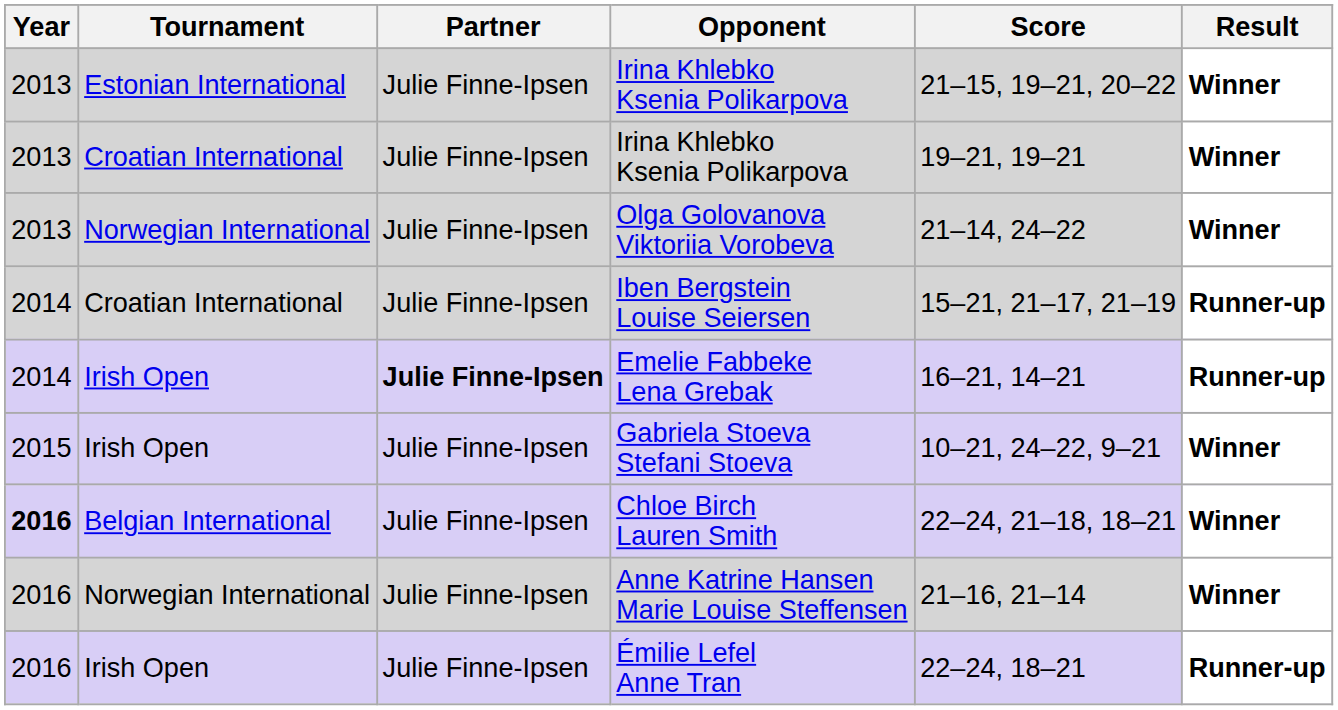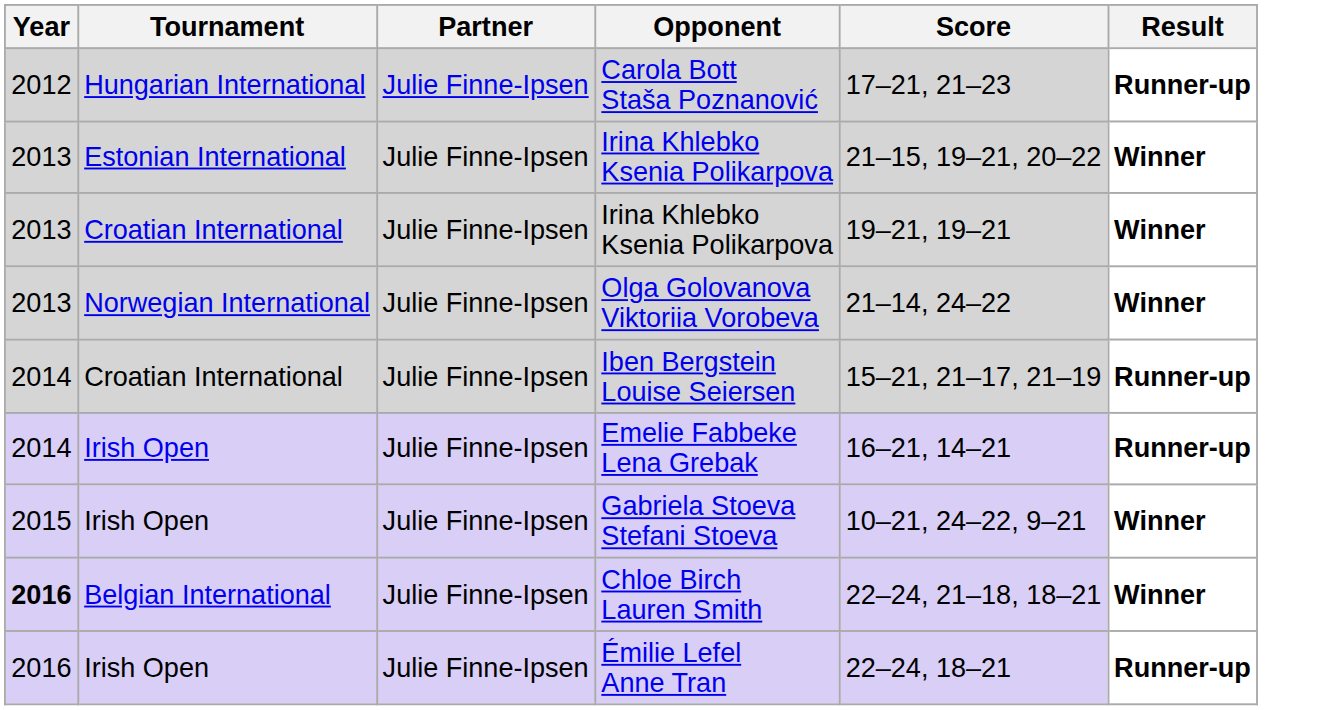+ row: (225, 85)
(493, 376) bold -> (486, 449) normal
- row: (227, 594)
